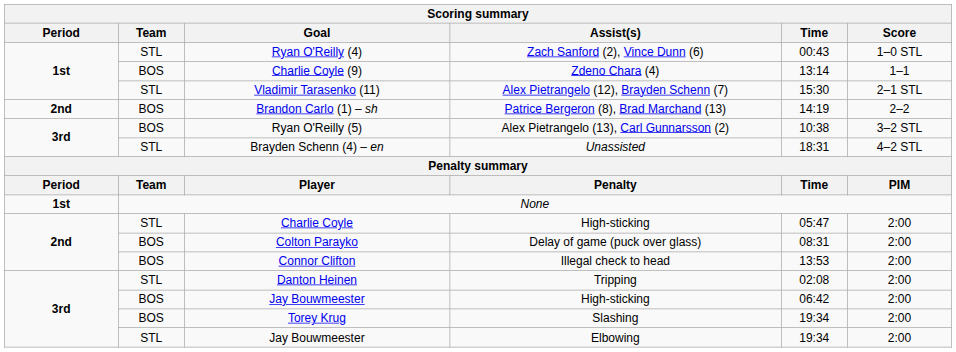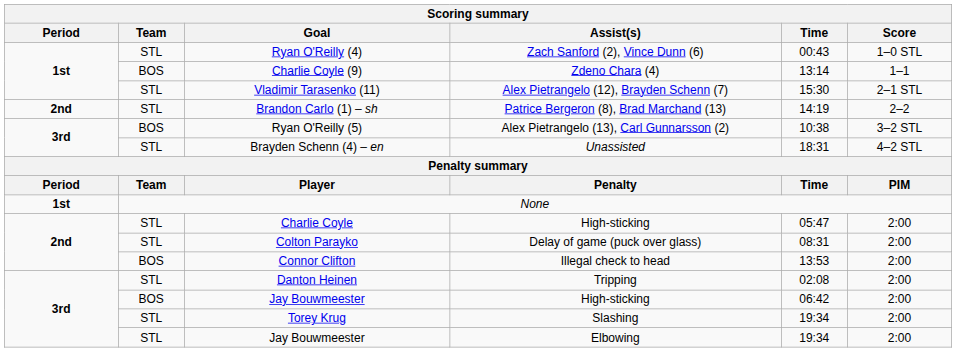(151, 109) BOS -> (151, 109) STL
(151, 242) BOS -> (151, 242) STL
(151, 318) BOS -> (151, 318) STL
